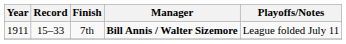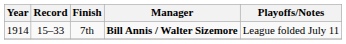(18, 30) 1911 -> (18, 30) 1914
